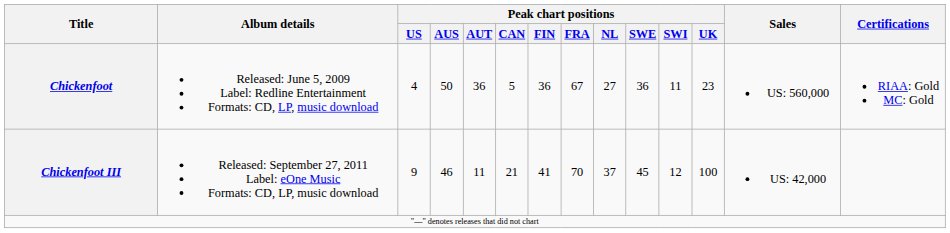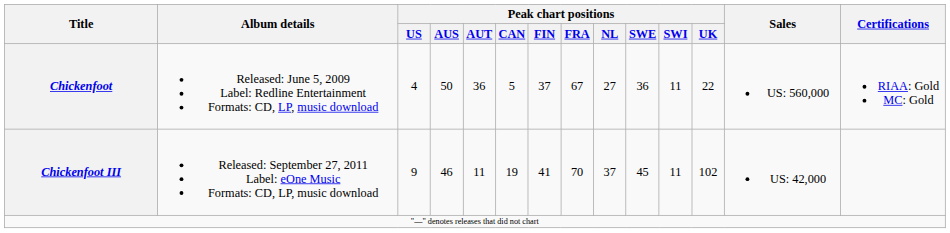(544, 86) 36 -> (544, 86) 37
(708, 86) 23 -> (708, 86) 22
(512, 172) 21 -> (512, 172) 19
(675, 172) 12 -> (675, 172) 11
(708, 172) 100 -> (708, 172) 102
